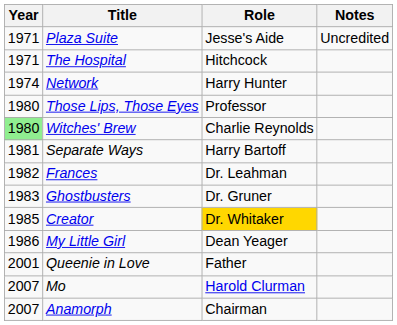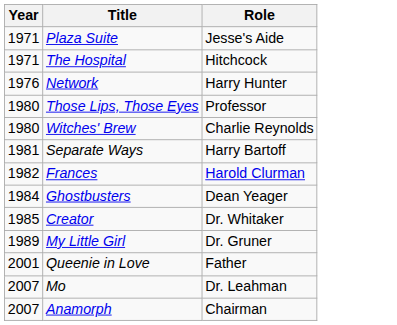- column: (355, 15)
(24, 83) 1974 -> (24, 83) 1976
(24, 128) lightgreen background -> (24, 128) no background
(246, 173) Dr. Leahman -> (255, 173) Harold Clurman
(24, 196) 1983 -> (24, 196) 1984
(239, 196) Dr. Gruner -> (246, 196) Dean Yeager
(244, 219) gold background -> (244, 219) no background
(24, 241) 1986 -> (24, 241) 1989
(246, 241) Dean Yeager -> (239, 241) Dr. Gruner
(255, 286) Harold Clurman -> (246, 286) Dr. Leahman
